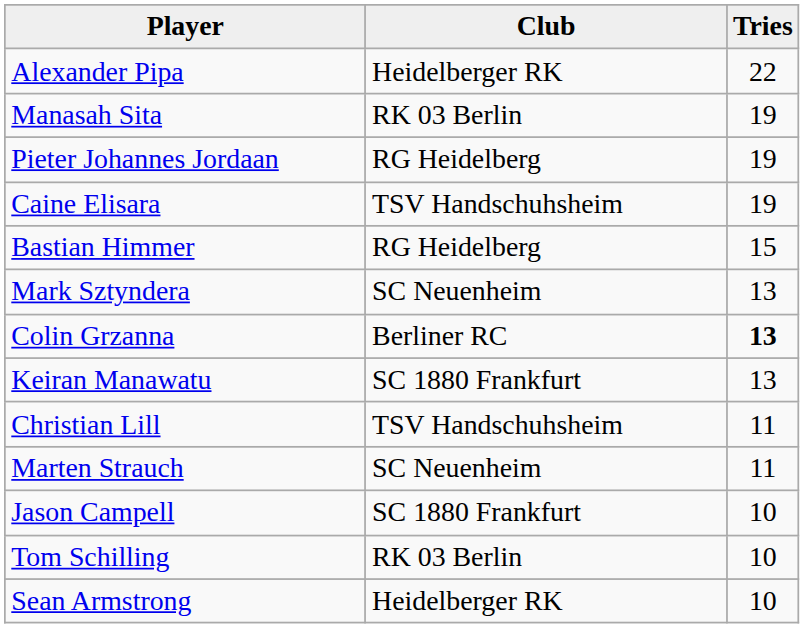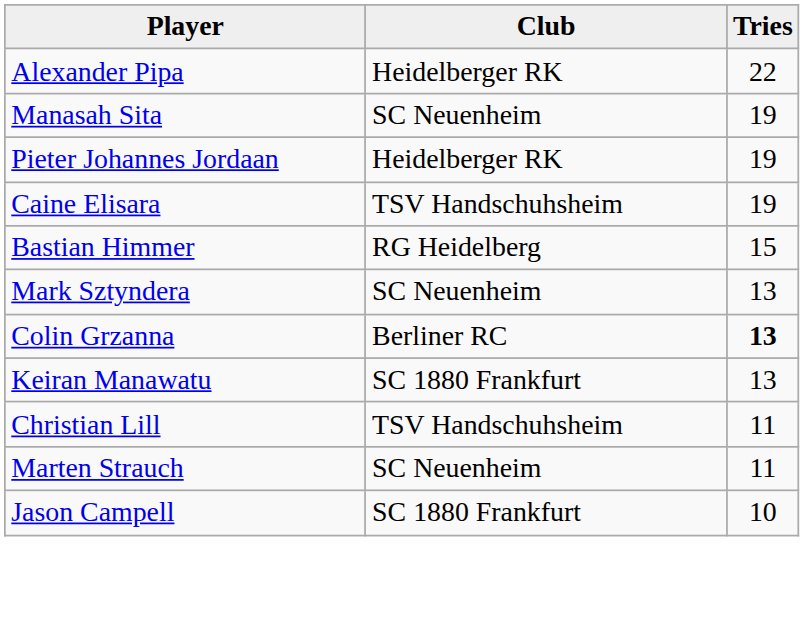(447, 114) RK 03 Berlin -> (457, 114) SC Neuenheim
(457, 159) RG Heidelberg -> (467, 159) Heidelberger RK
- row: (90, 556)
- row: (101, 600)
